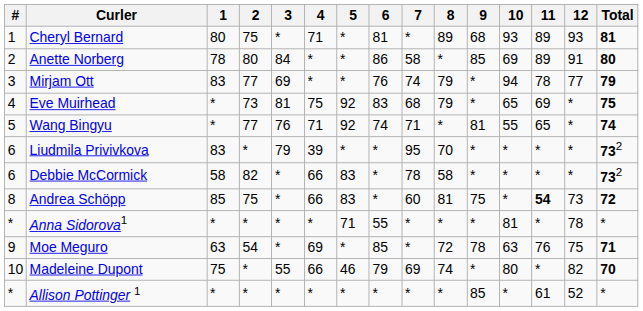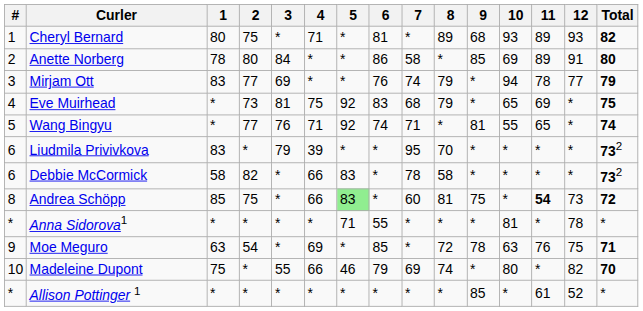(608, 37) 81 -> (608, 37) 82
(348, 199) no background -> (348, 199) lightgreen background
